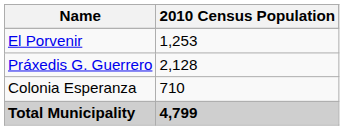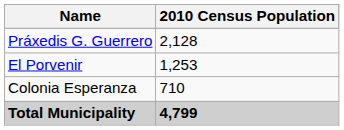rows swapped: (80, 64) <-> (45, 40)
